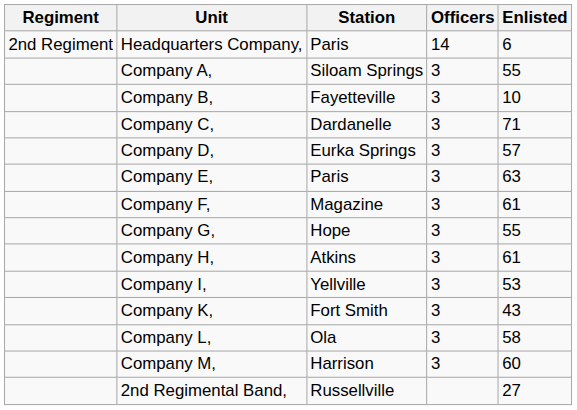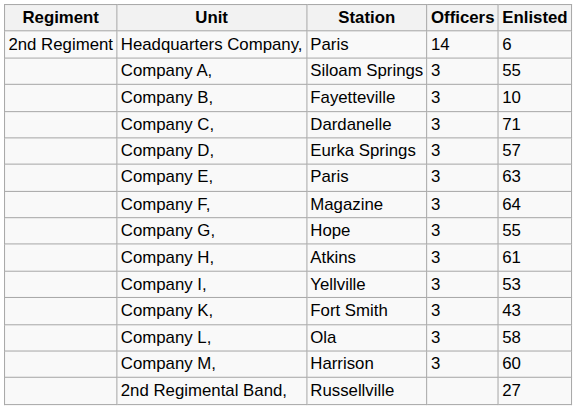(512, 204) 61 -> (512, 204) 64
